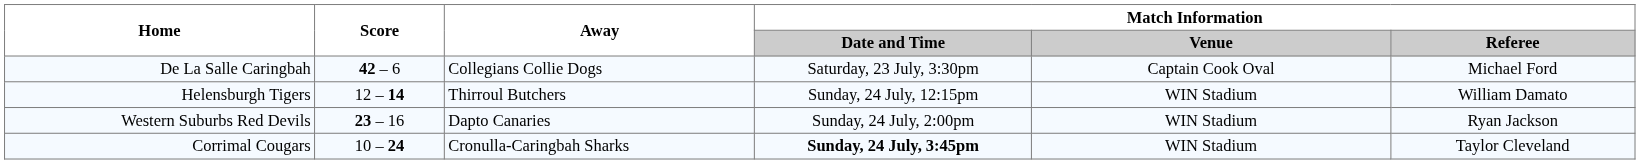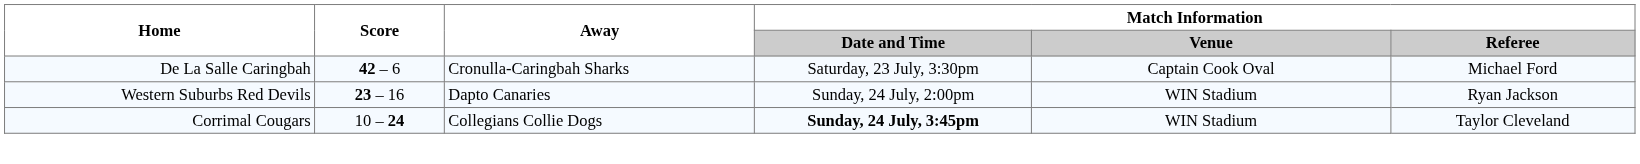(525, 68) Collegians Collie Dogs -> (539, 68) Cronulla-Caringbah Sharks
- row: (246, 94)
(539, 146) Cronulla-Caringbah Sharks -> (525, 120) Collegians Collie Dogs
